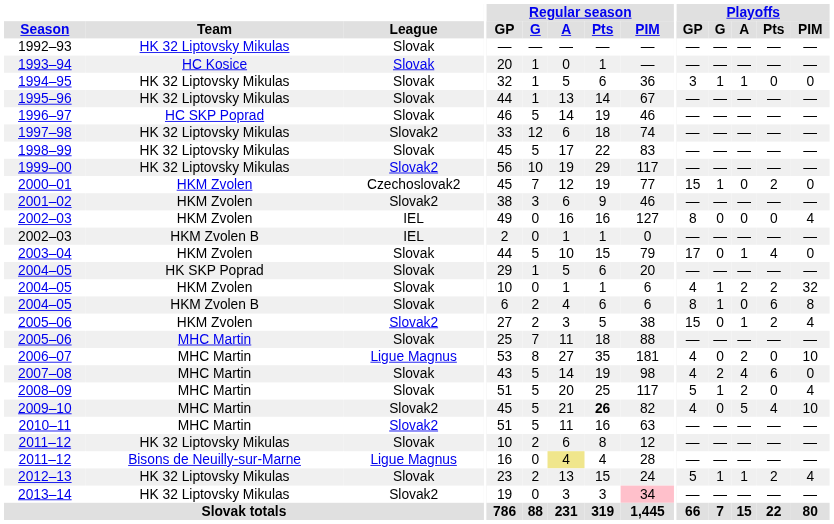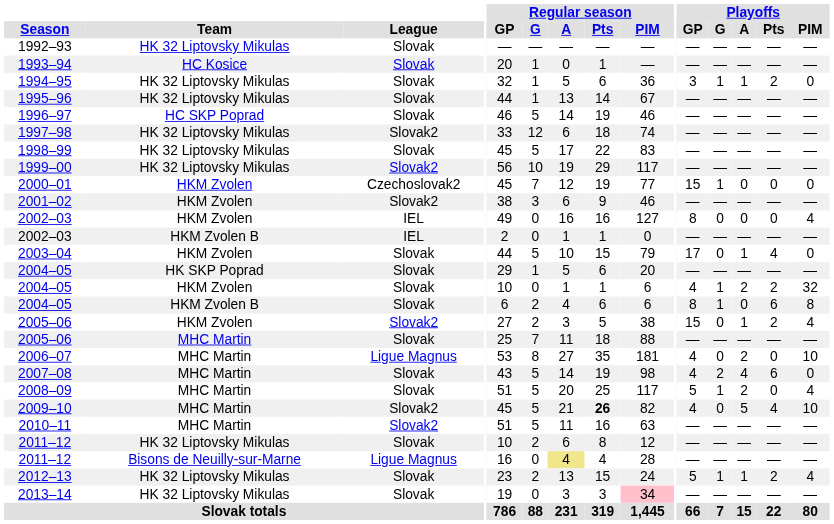(774, 81) 0 -> (774, 81) 2
(774, 184) 2 -> (774, 184) 0
(414, 494) Slovak2 -> (414, 494) Slovak
